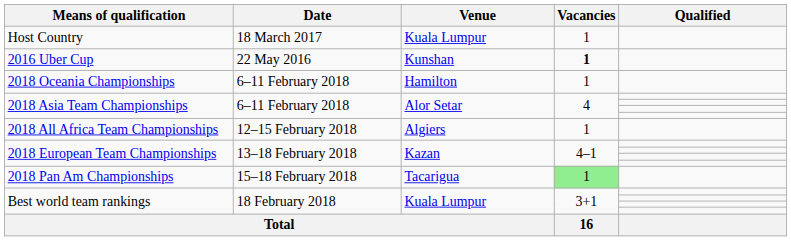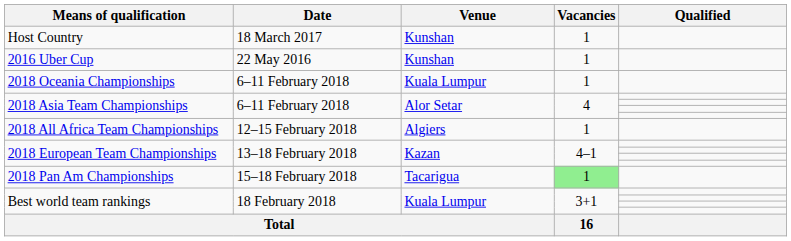(445, 37) Kuala Lumpur -> (429, 37) Kunshan
(586, 59) bold -> (586, 59) normal
(431, 81) Hamilton -> (445, 81) Kuala Lumpur
